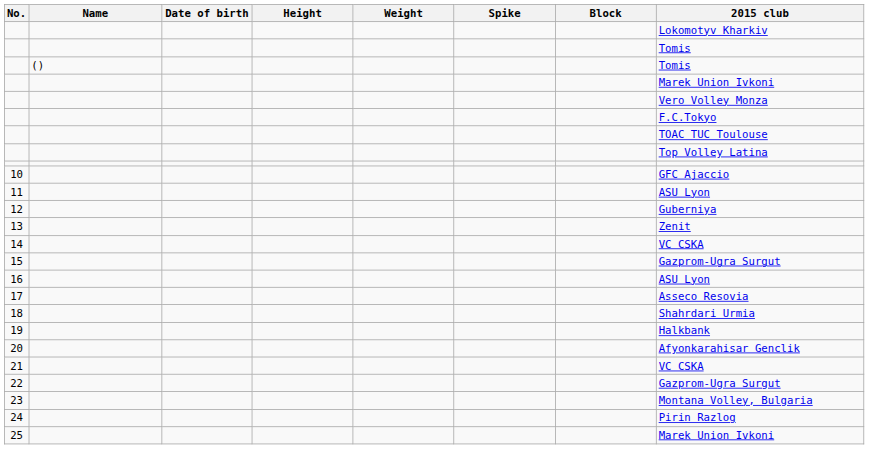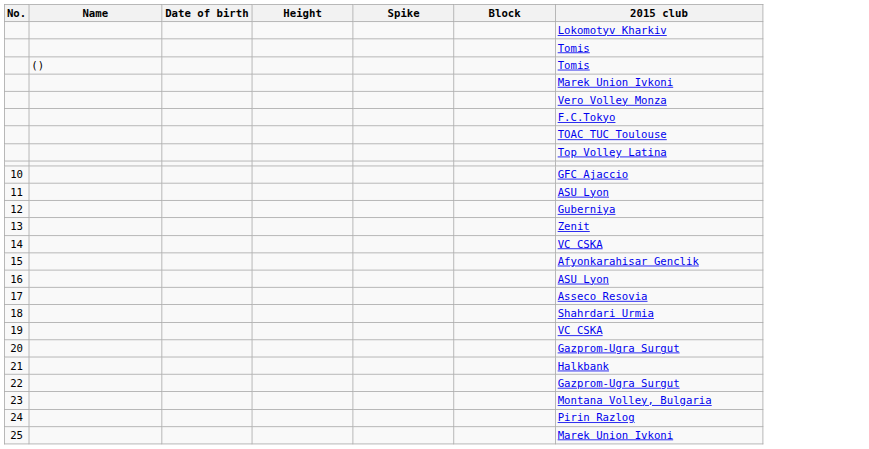- column: (404, 13)
(720, 261) Gazprom-Ugra Surgut -> (628, 261) Afyonkarahisar Genclik
(684, 331) Halkbank -> (580, 331) VC CSKA
(729, 348) Afyonkarahisar Genclik -> (619, 348) Gazprom-Ugra Surgut
(681, 366) VC CSKA -> (583, 366) Halkbank
